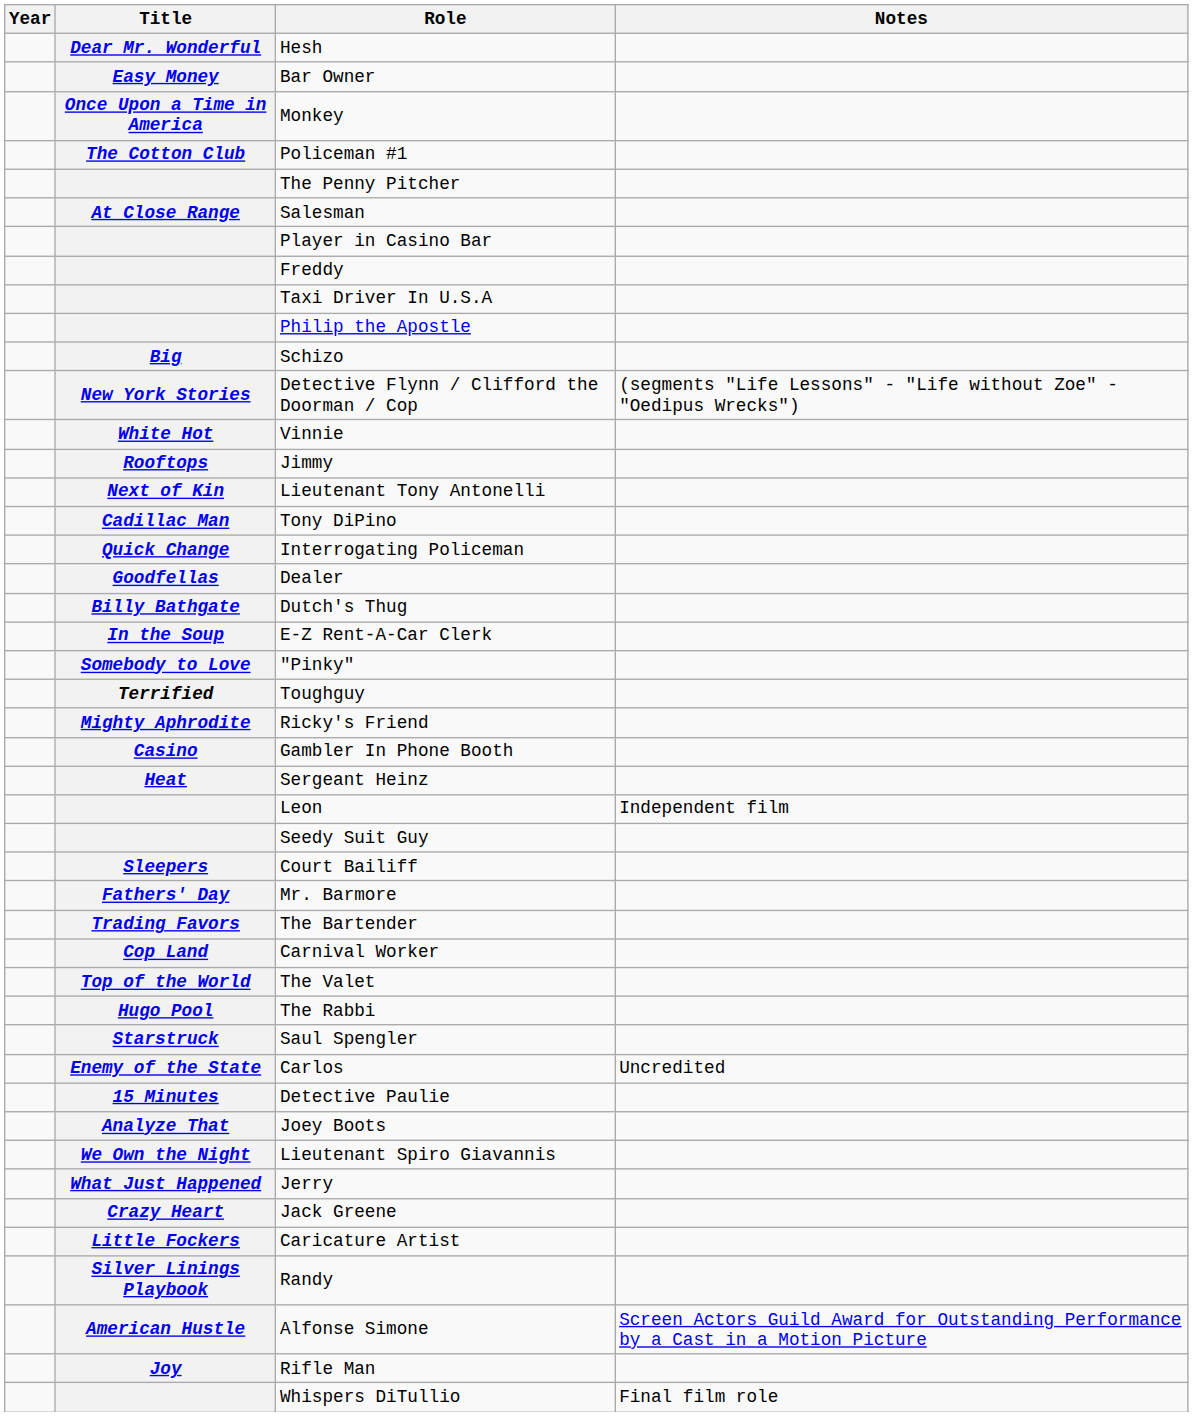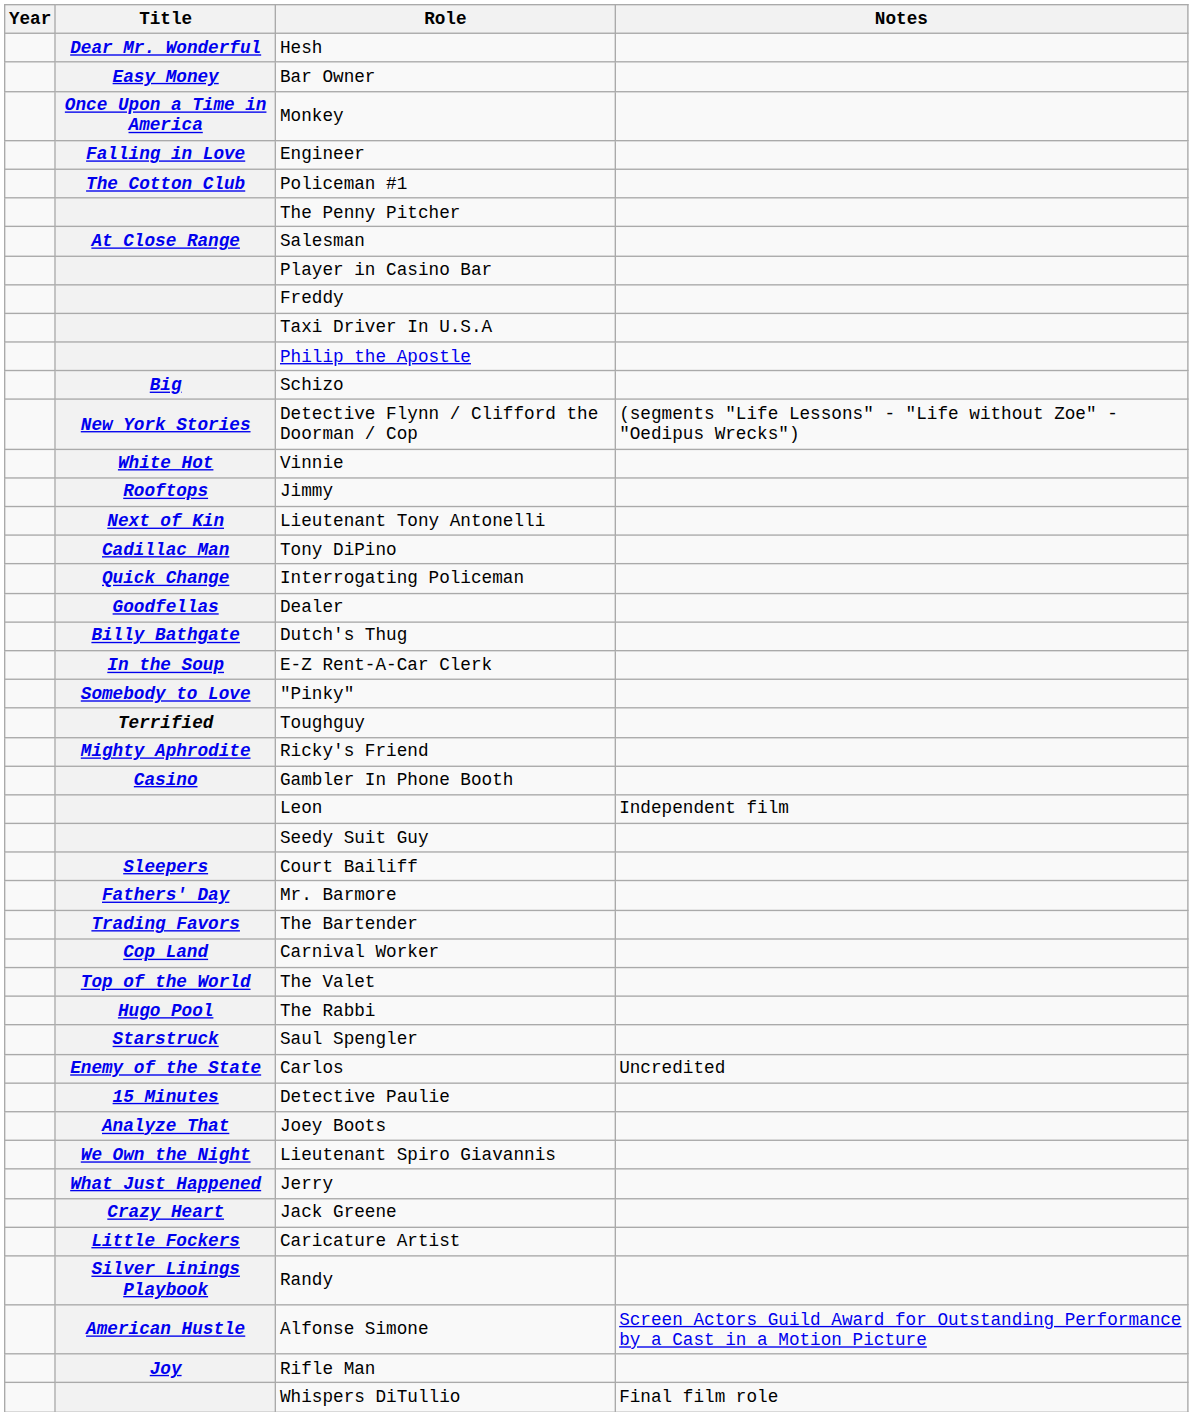+ row: (322, 155)
- row: (354, 780)
